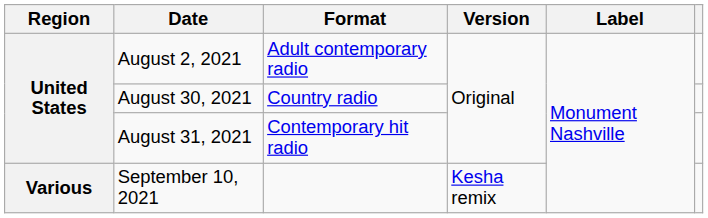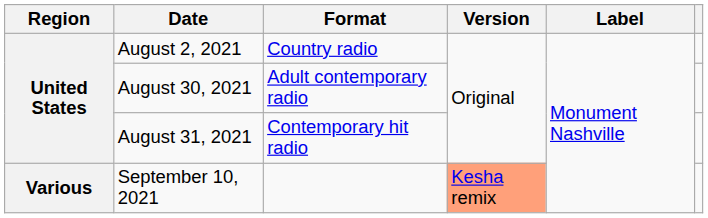(347, 58) Adult contemporary radio -> (322, 48) Country radio
(322, 98) Country radio -> (347, 87) Adult contemporary radio
(477, 187) no background -> (477, 187) lightsalmon background
